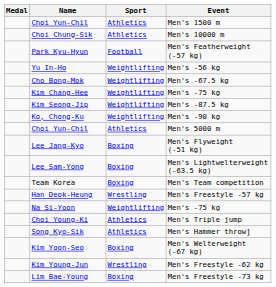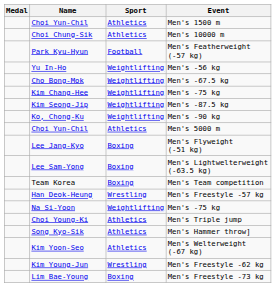(121, 248) Boxing -> (127, 248) Athletics
